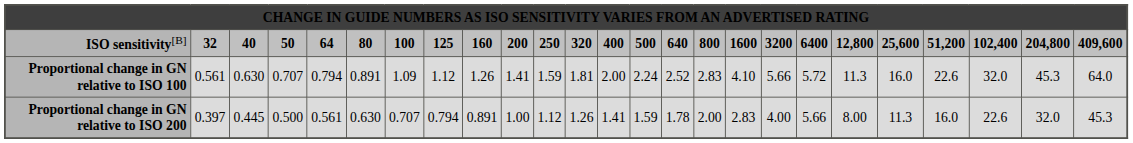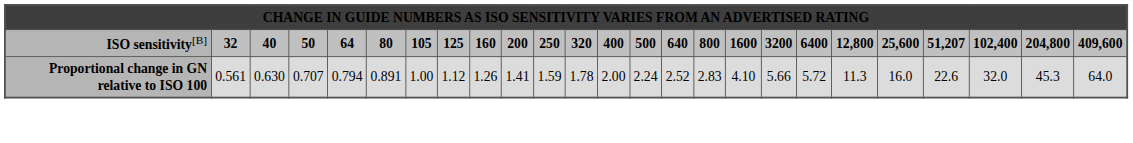(404, 43) 100 -> (421, 43) 105
(946, 43) 51,200 -> (946, 43) 51,207
(404, 77) 1.09 -> (421, 77) 1.00
(582, 77) 1.81 -> (582, 77) 1.78
- row: (108, 117)
